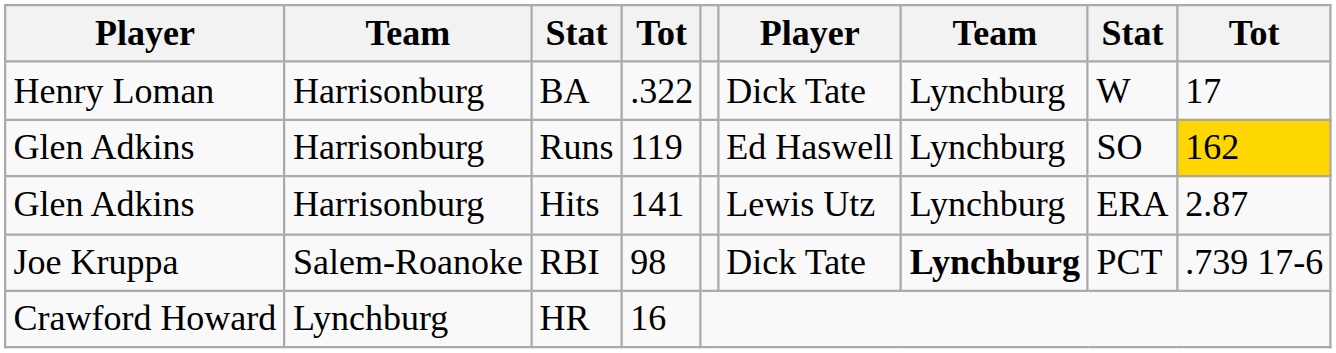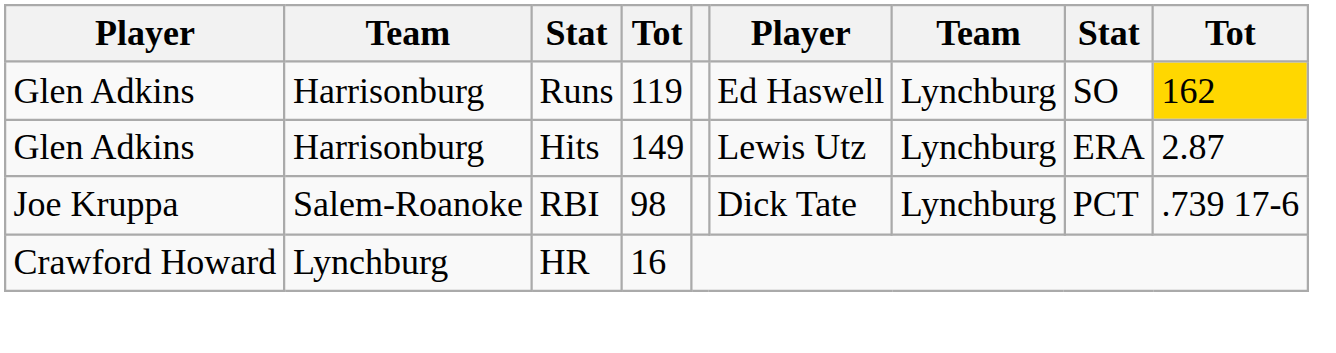- row: (565, 90)
(657, 204) 141 -> (657, 147) 149
(995, 261) bold -> (979, 204) normal
